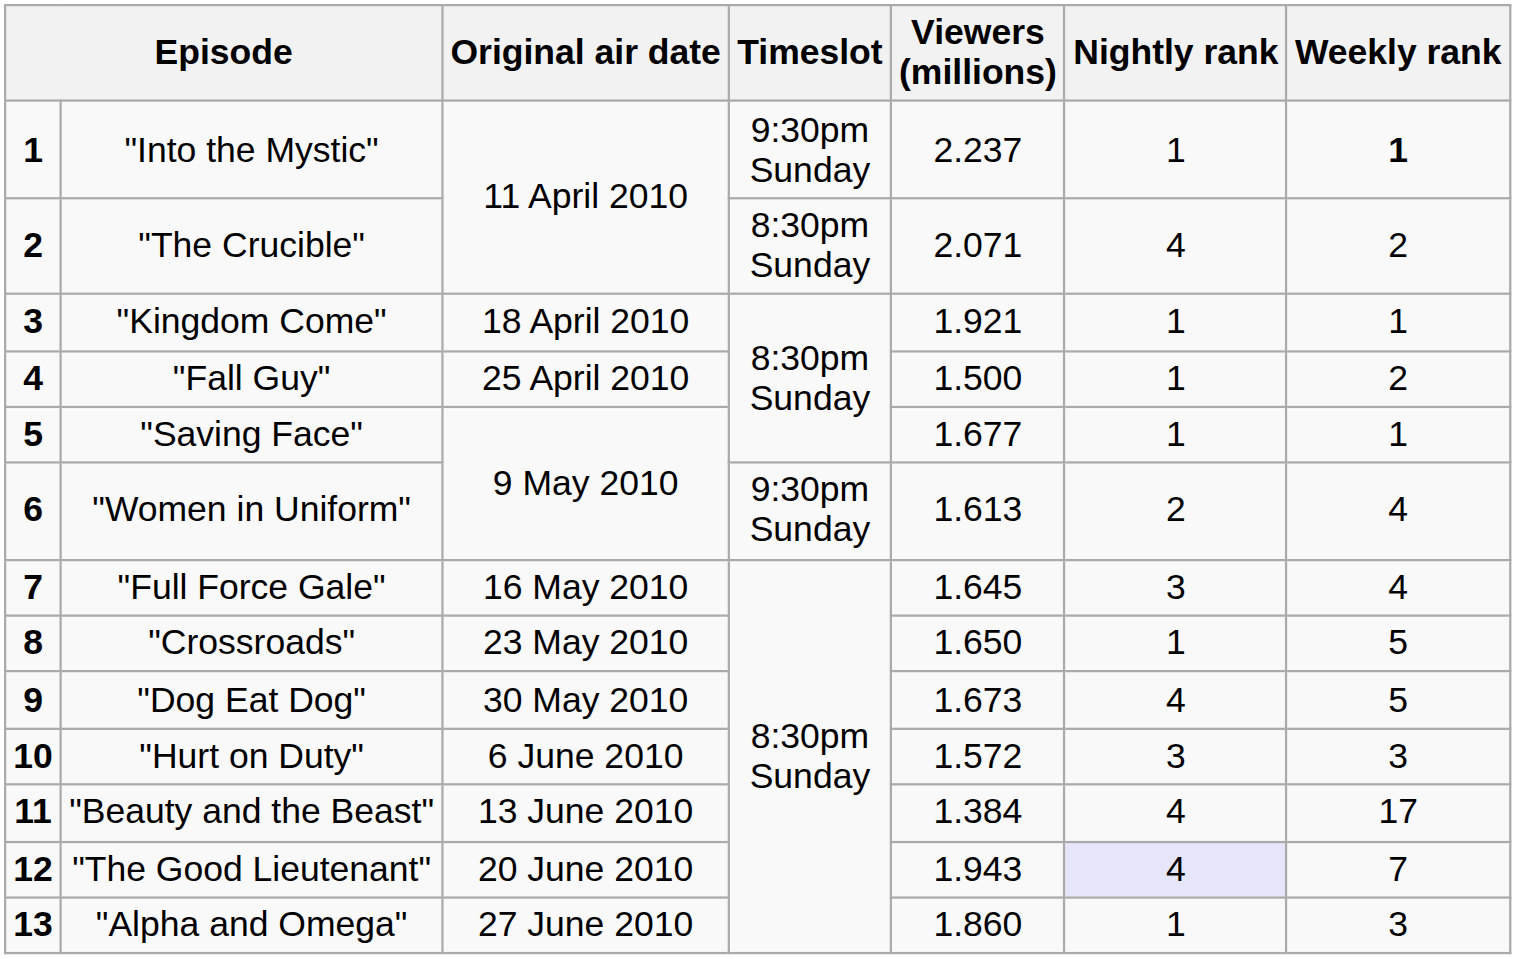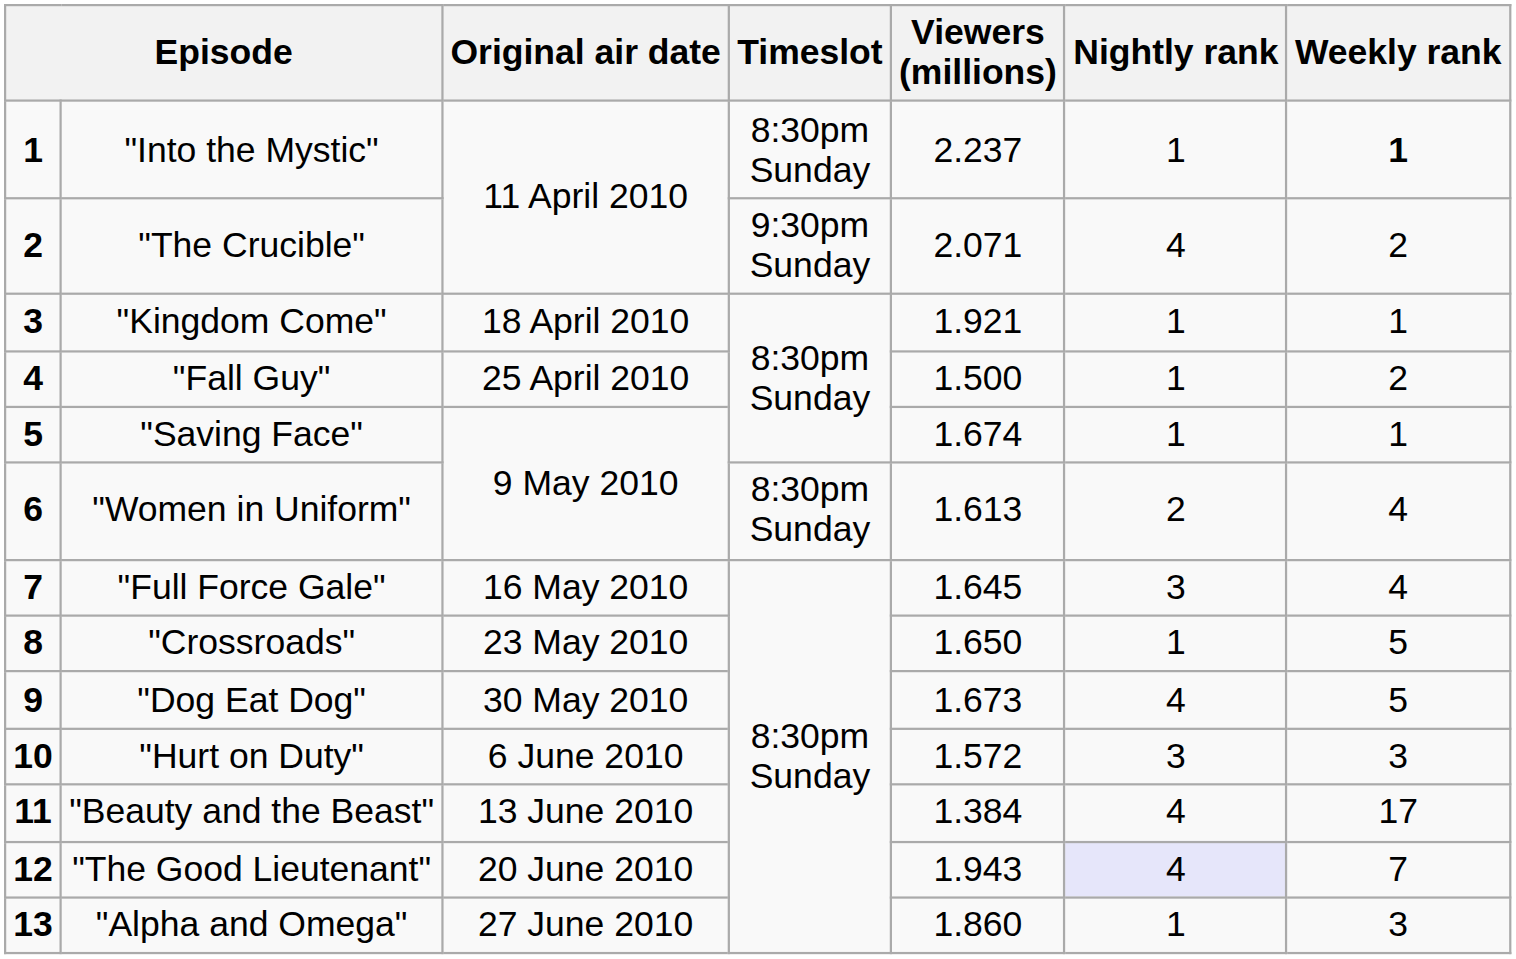(810, 148) 9:30pm Sunday -> (810, 148) 8:30pm Sunday
(810, 245) 8:30pm Sunday -> (810, 245) 9:30pm Sunday
(978, 434) 1.677 -> (978, 434) 1.674
(810, 510) 9:30pm Sunday -> (810, 510) 8:30pm Sunday
